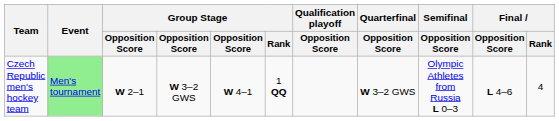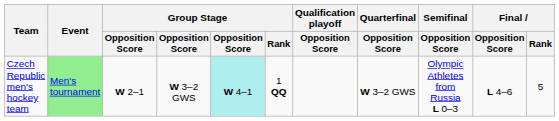(238, 92) no background -> (238, 92) paleturquoise background
(540, 87) 4 -> (540, 87) 5
